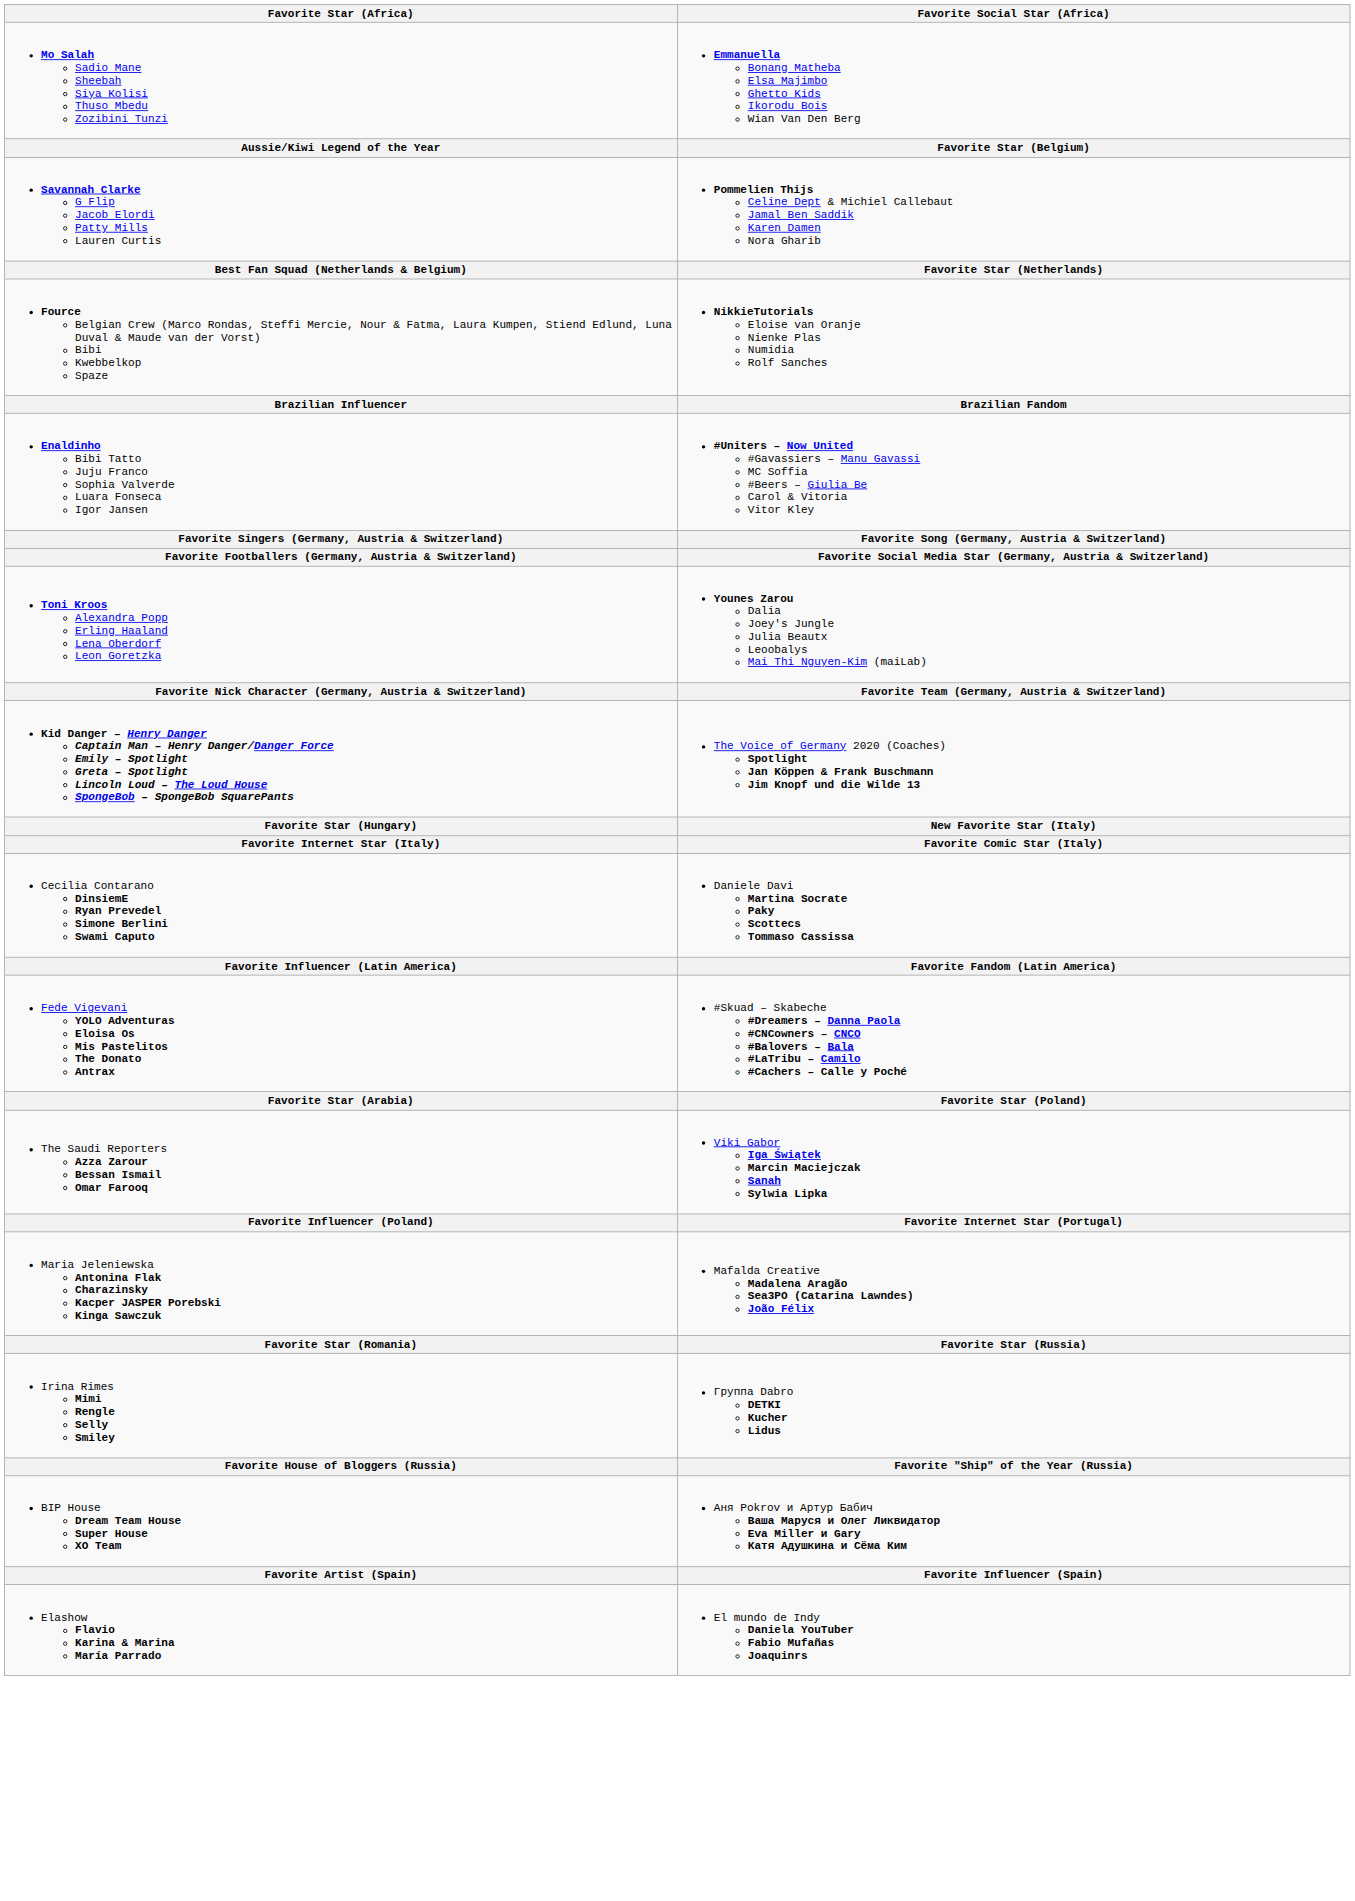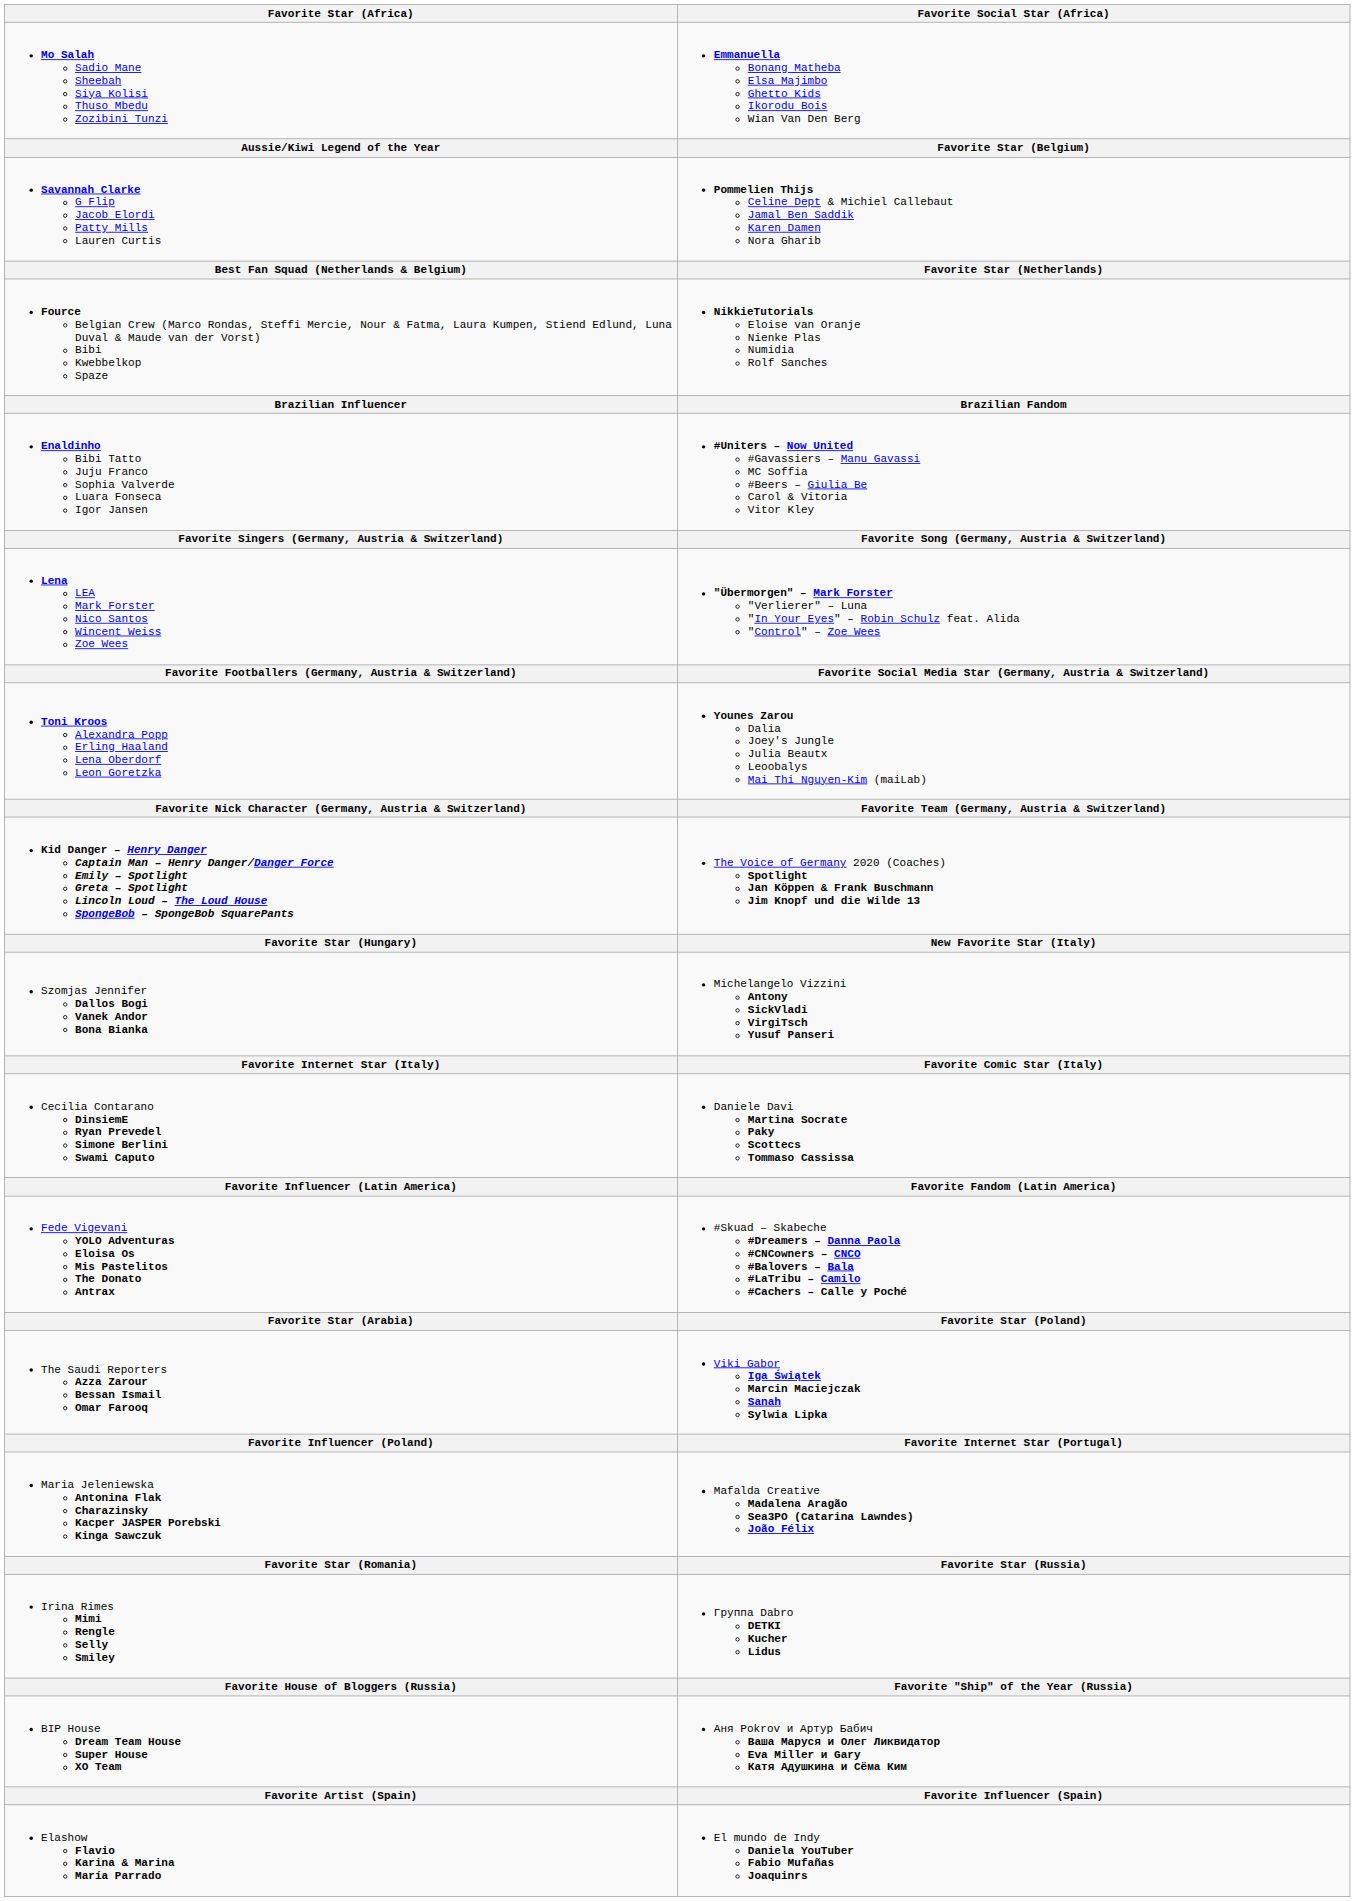+ row: (341, 613)
+ row: (341, 1010)
